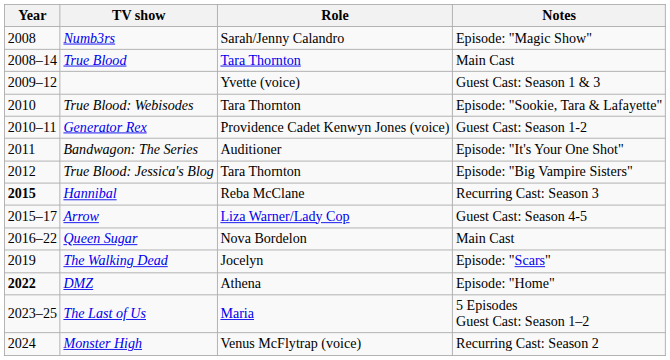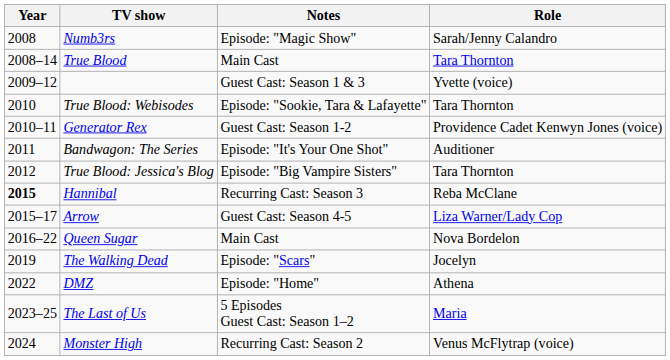columns swapped: (335, 15) <-> (559, 15)
(22, 283) bold -> (22, 283) normal
